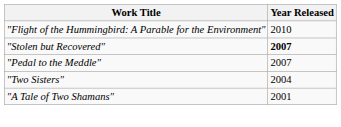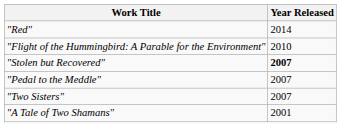+ row: (19, 29)
(281, 79) 2004 -> (281, 96) 2007
